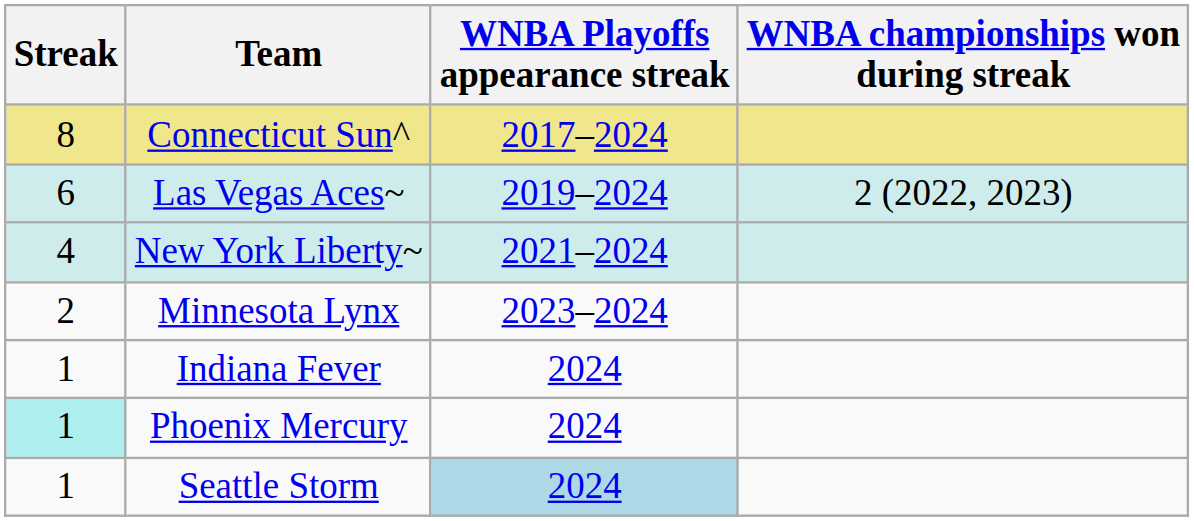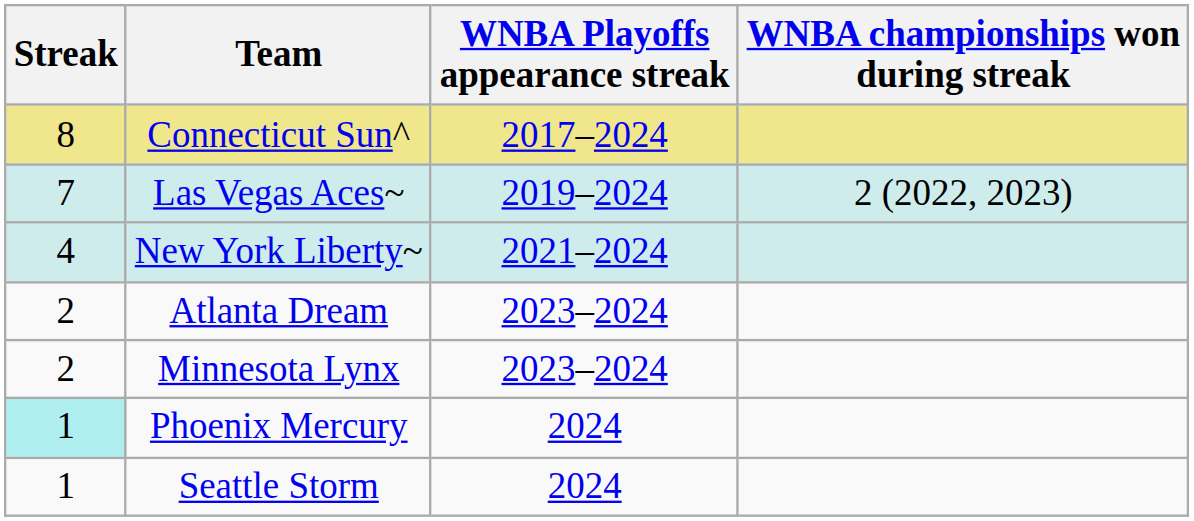(66, 192) 6 -> (66, 192) 7
+ row: (279, 309)
- row: (279, 368)
(585, 485) lightblue background -> (585, 485) no background
